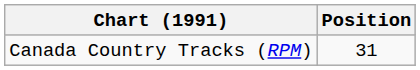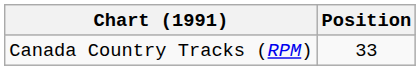(366, 50) 31 -> (366, 50) 33
